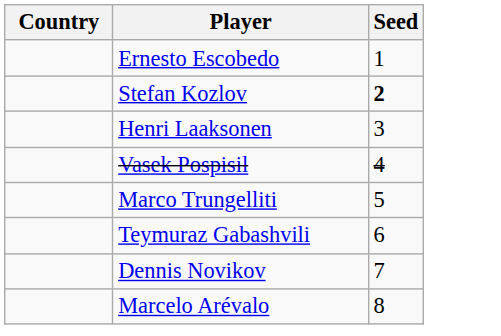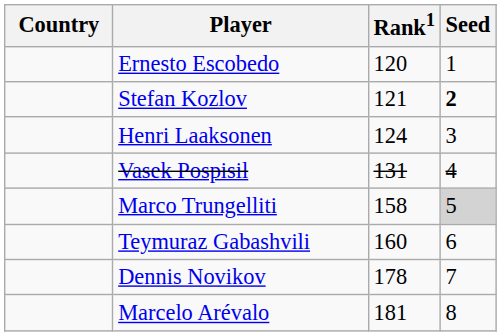+ column: (404, 25)
(379, 199) no background -> (451, 205) lightgrey background
